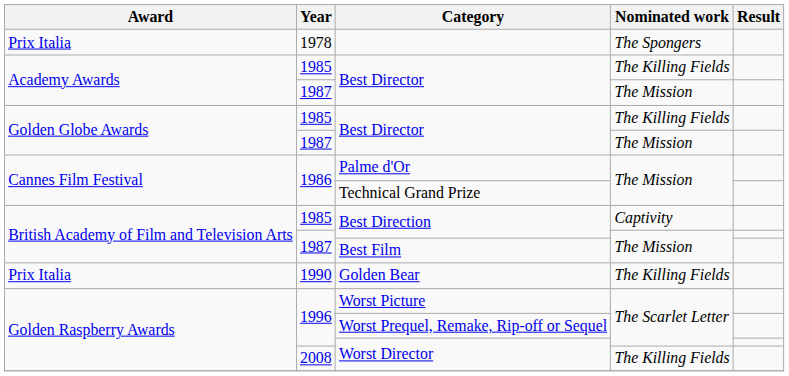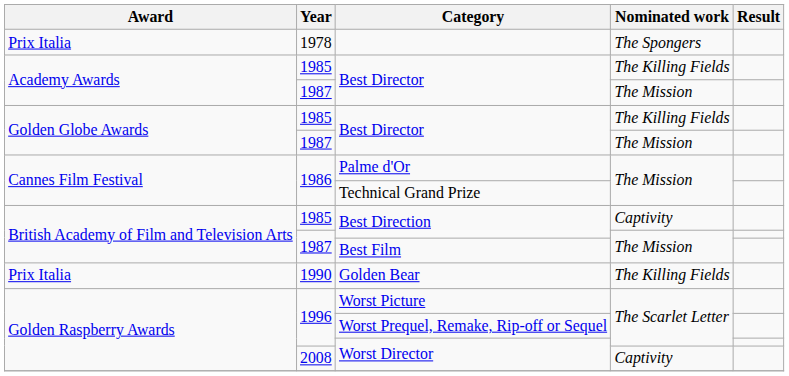(672, 358) The Killing Fields -> (643, 358) Captivity
